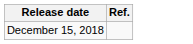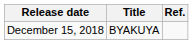+ column: (134, 13)
